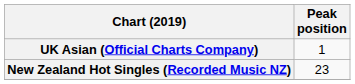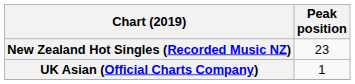rows swapped: (149, 69) <-> (149, 49)
